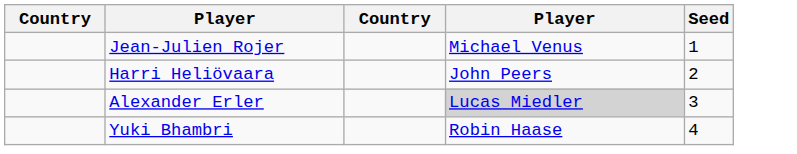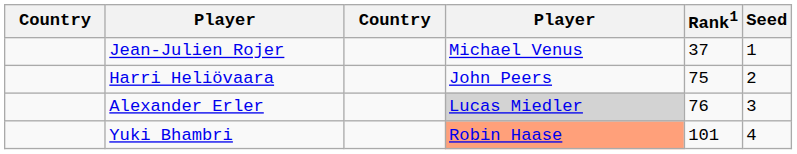+ column: (713, 21)
(506, 131) no background -> (506, 135) lightsalmon background
